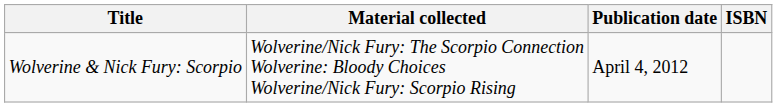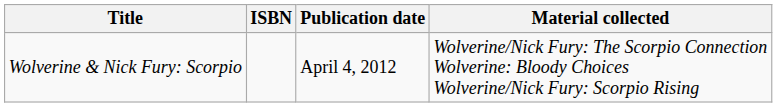columns swapped: (417, 18) <-> (746, 18)
